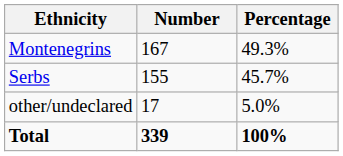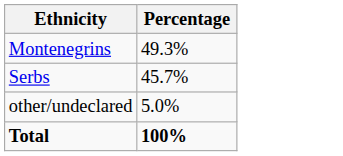- column: (187, 19)
